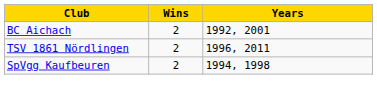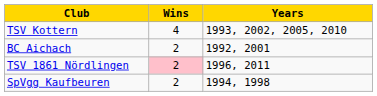+ row: (42, 30)
(176, 48) no background -> (176, 65) pink background
